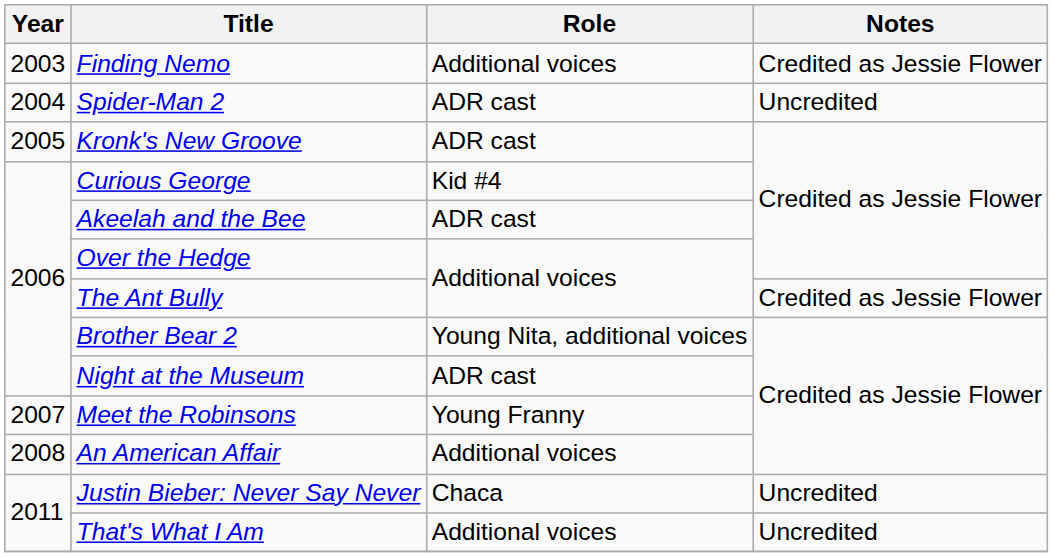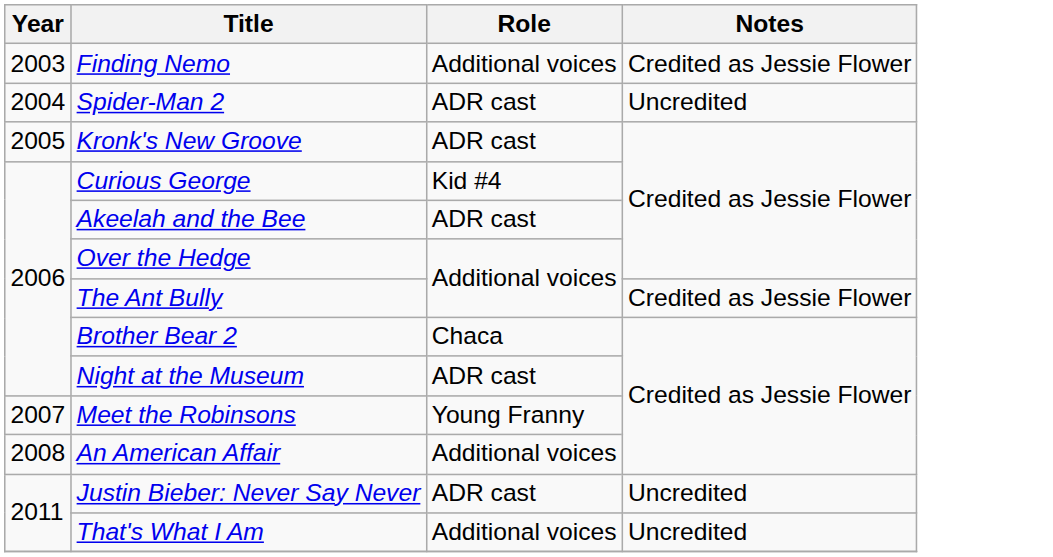(589, 336) Young Nita, additional voices -> (467, 336) Chaca
(467, 492) Chaca -> (484, 492) ADR cast
